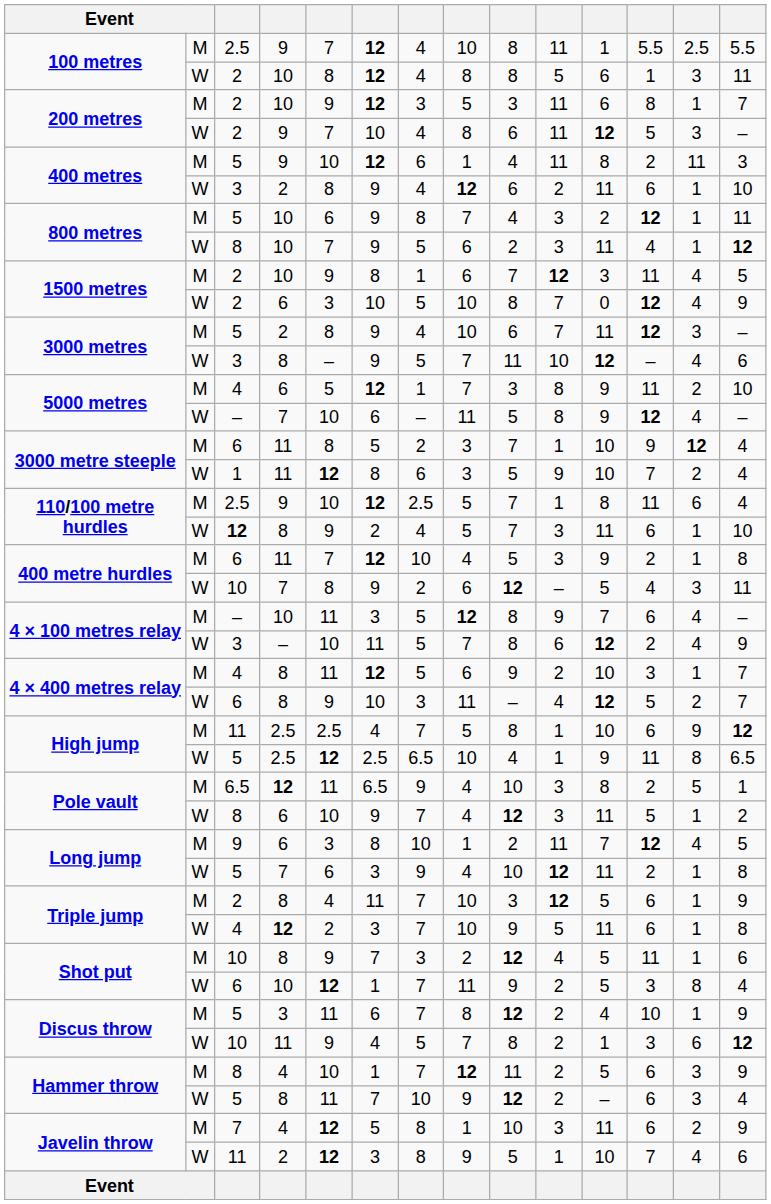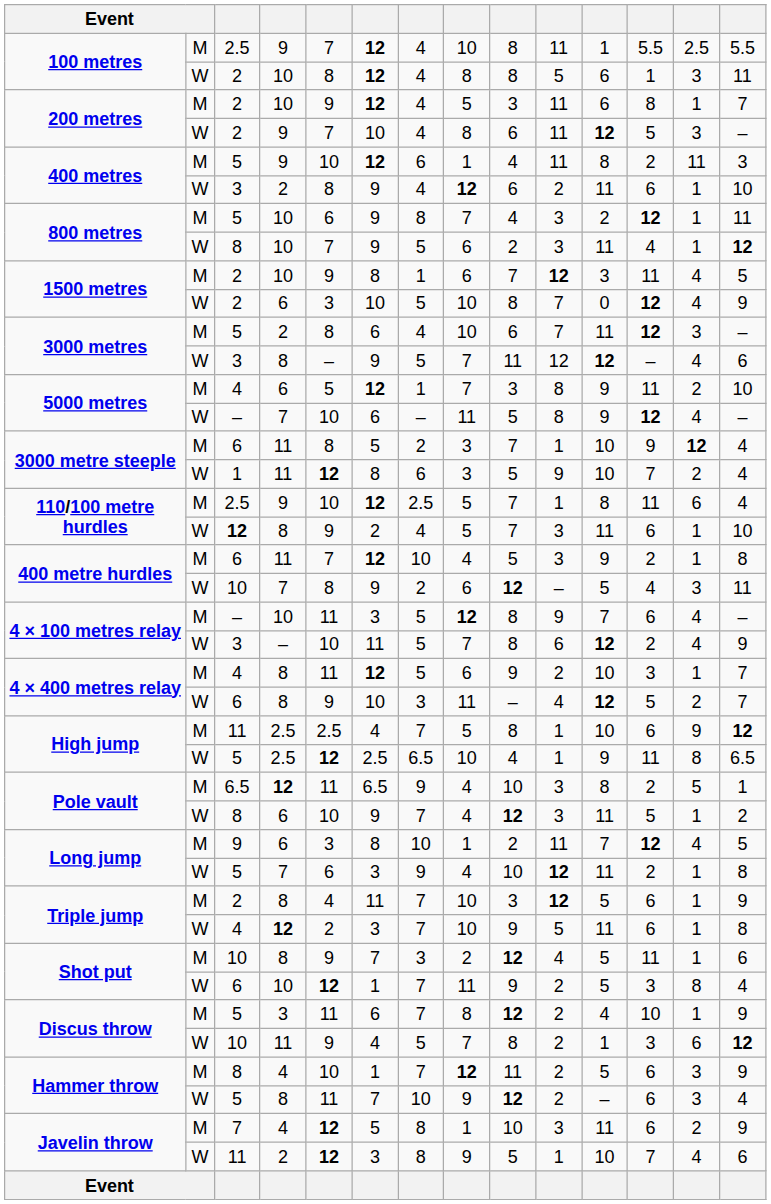(421, 105) 3 -> (421, 105) 4
(375, 332) 9 -> (375, 332) 6
(559, 360) 10 -> (559, 360) 12
